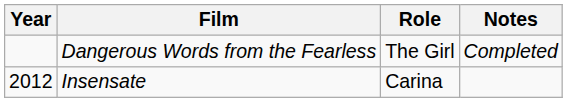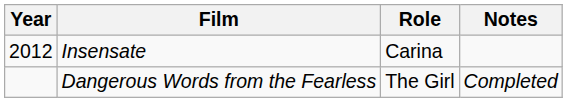rows swapped: (104, 81) <-> (219, 50)
